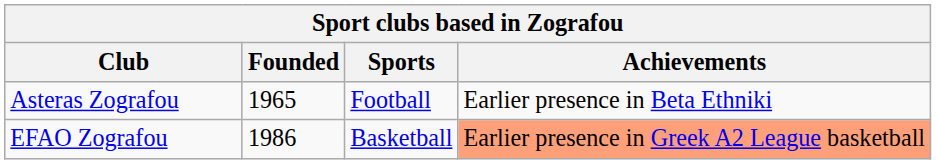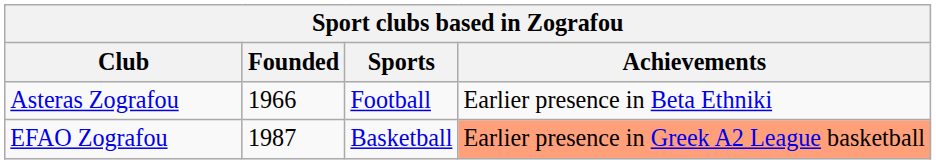(272, 100) 1965 -> (272, 100) 1966
(272, 138) 1986 -> (272, 138) 1987
